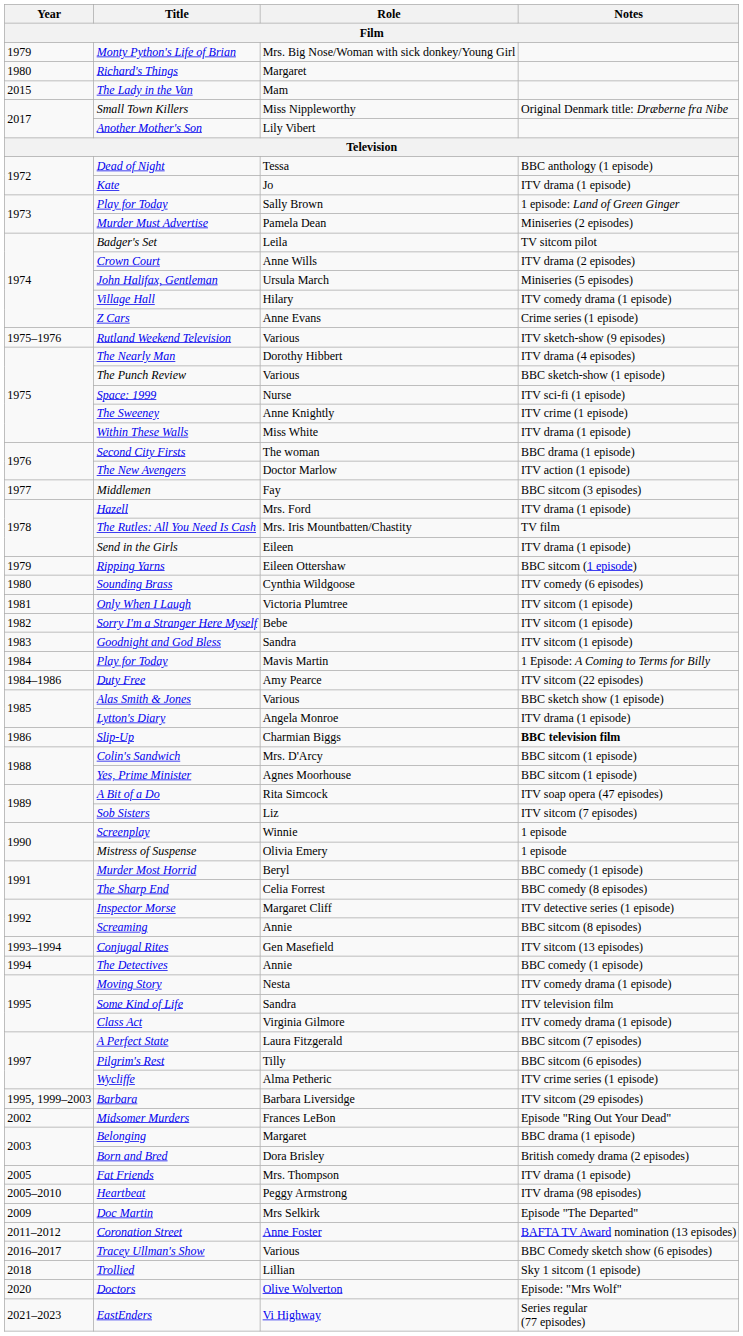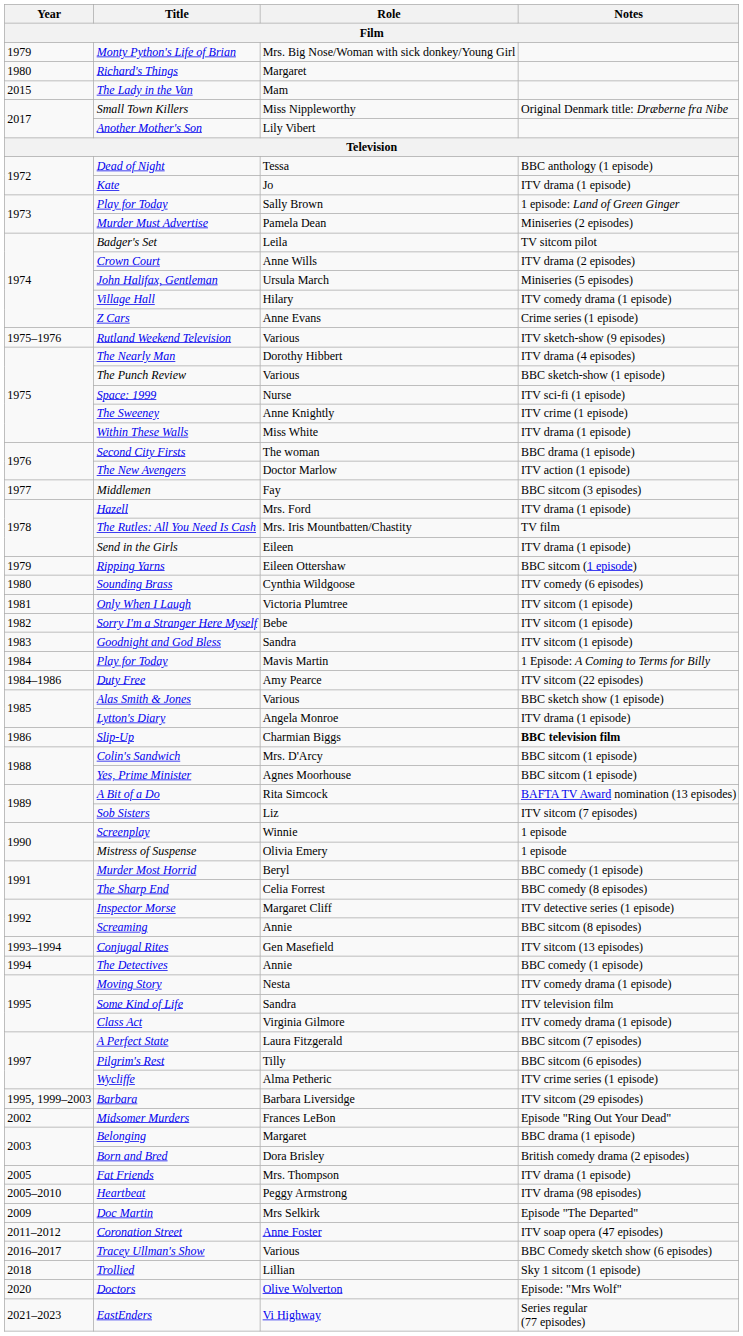(592, 794) ITV soap opera (47 episodes) -> (629, 794) BAFTA TV Award nomination (13 episodes)
(629, 1232) BAFTA TV Award nomination (13 episodes) -> (592, 1232) ITV soap opera (47 episodes)
